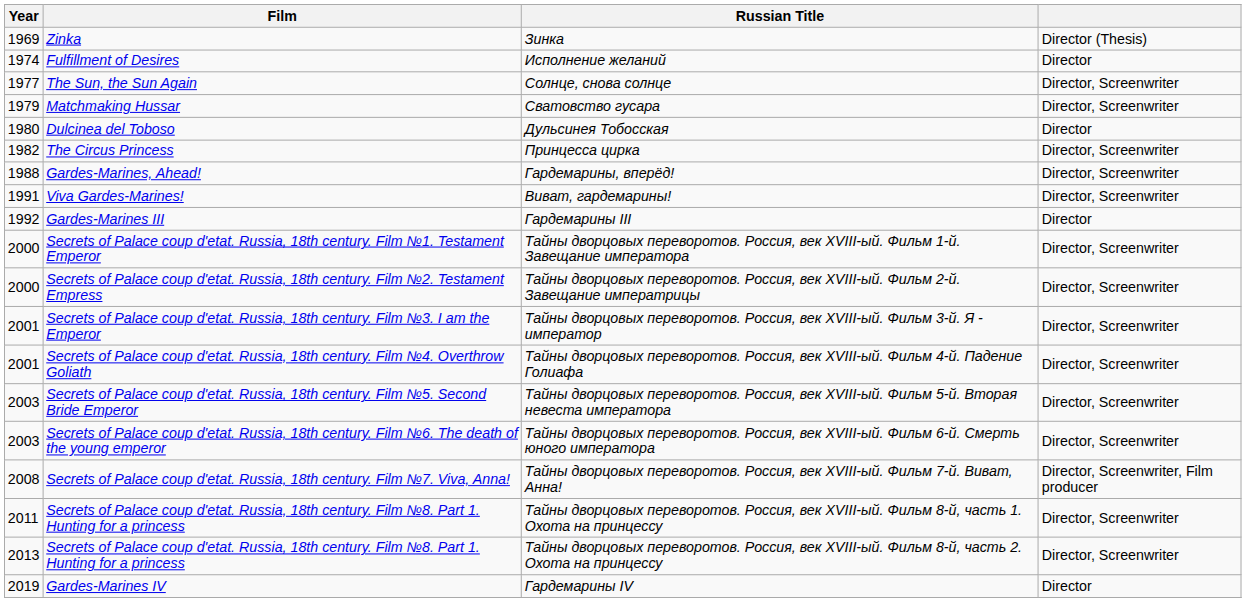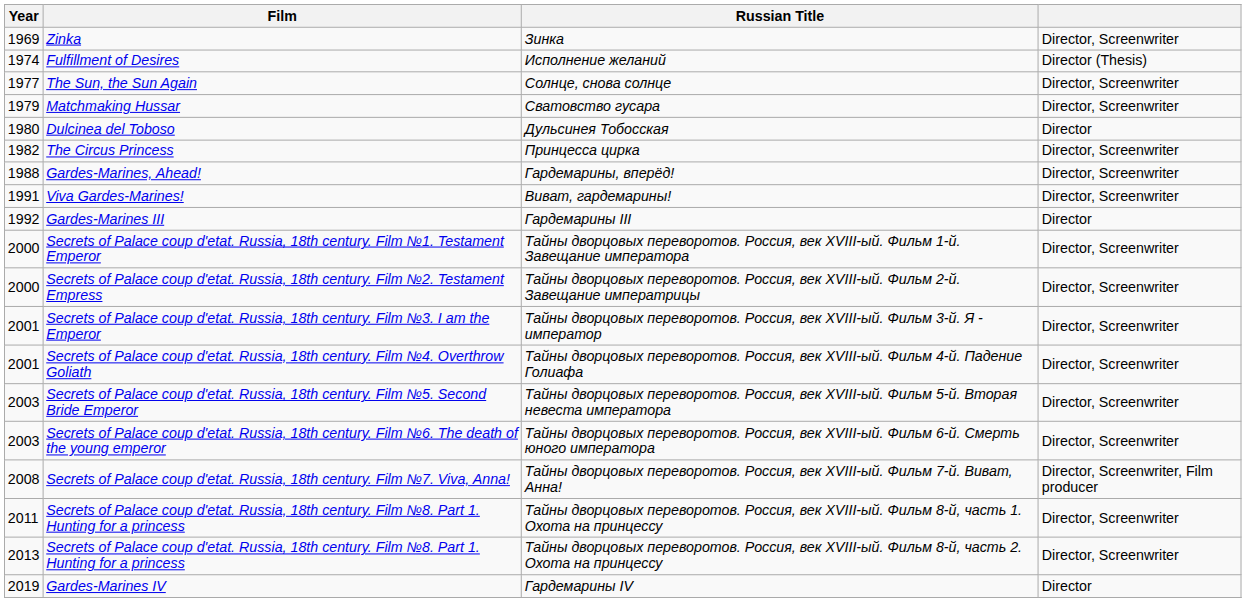(1094, 39) Director (Thesis) -> (1110, 39) Director, Screenwriter
(1067, 61) Director -> (1094, 61) Director (Thesis)
